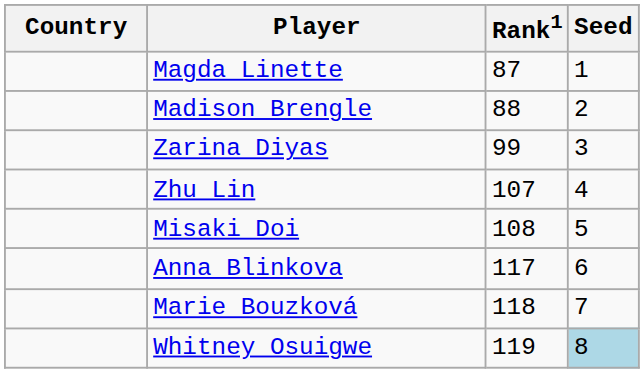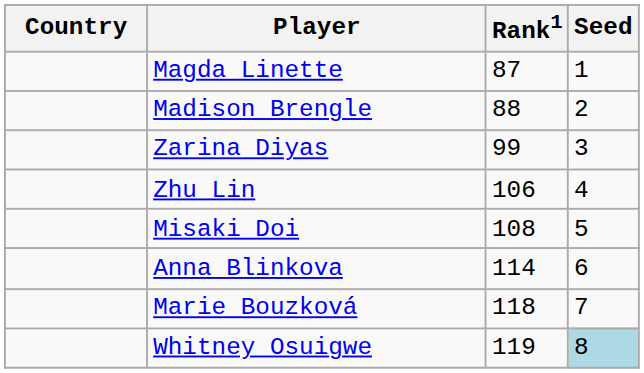(514, 189) 107 -> (514, 189) 106
(514, 269) 117 -> (514, 269) 114
